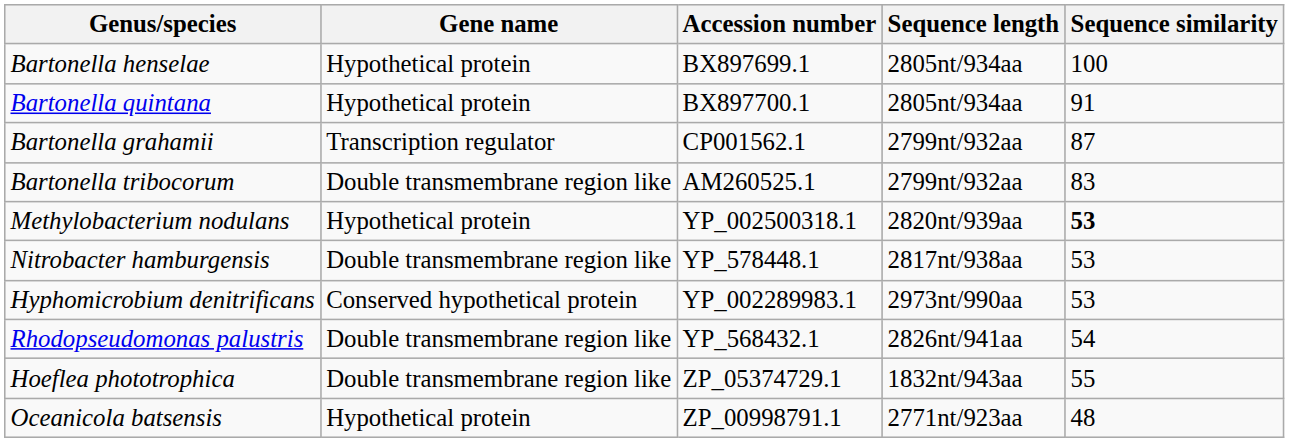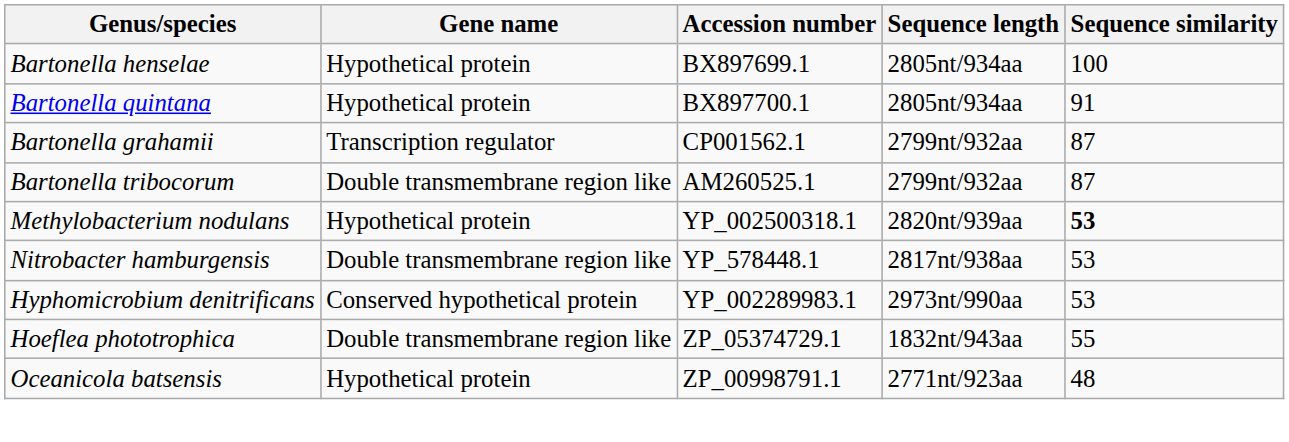(1083, 181) 83 -> (1083, 181) 87
- row: (157, 338)
